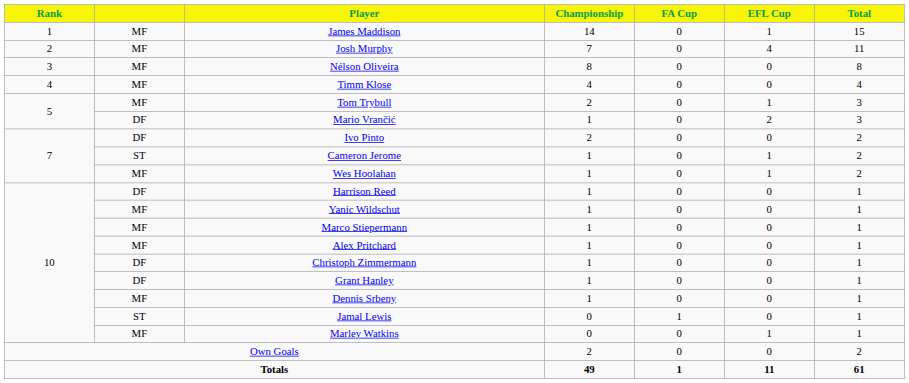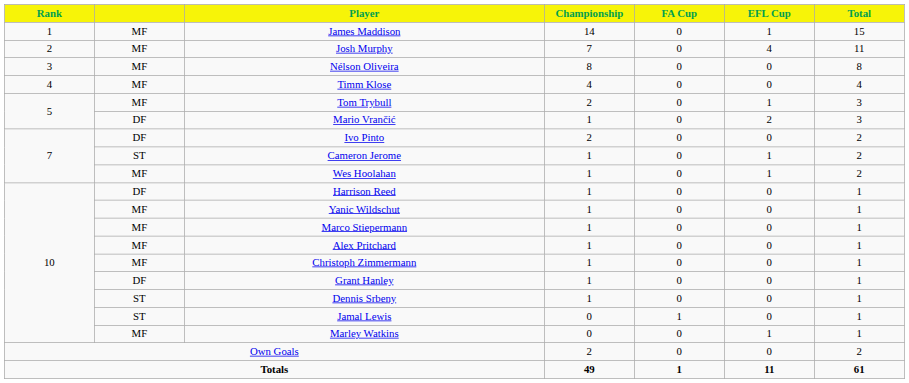(139, 263) DF -> (139, 263) MF
(139, 298) MF -> (139, 298) ST
